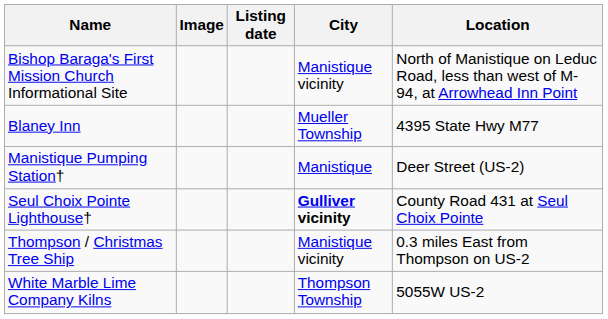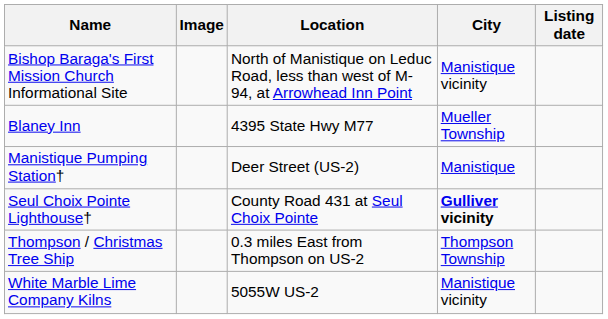columns swapped: (498, 25) <-> (261, 25)
(335, 250) Manistique vicinity -> (477, 250) Thompson Township
(334, 292) Thompson Township -> (478, 292) Manistique vicinity
